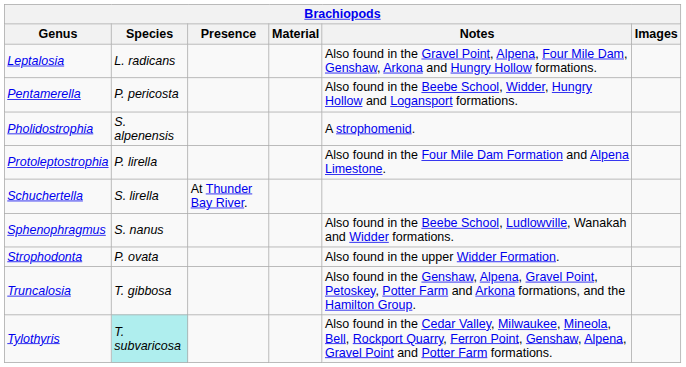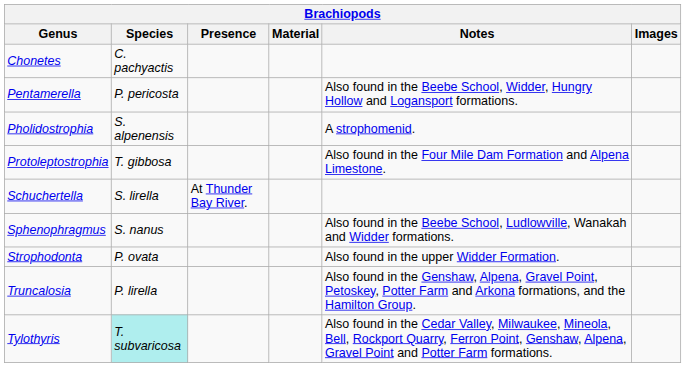+ row: (34, 61)
- row: (36, 61)
(136, 162) P. lirella -> (143, 162) T. gibbosa
(143, 290) T. gibbosa -> (136, 290) P. lirella
